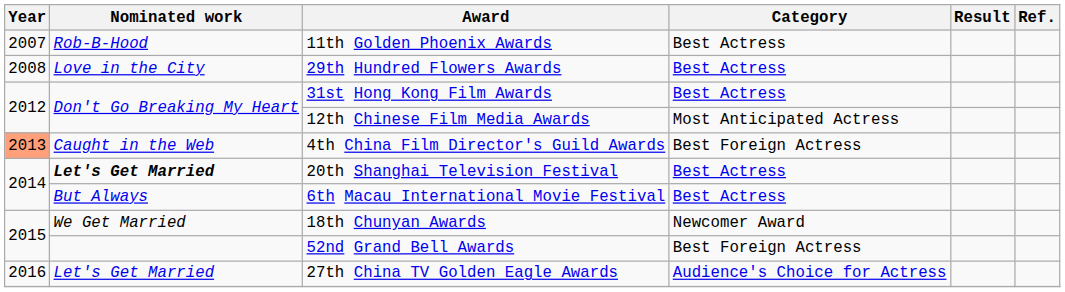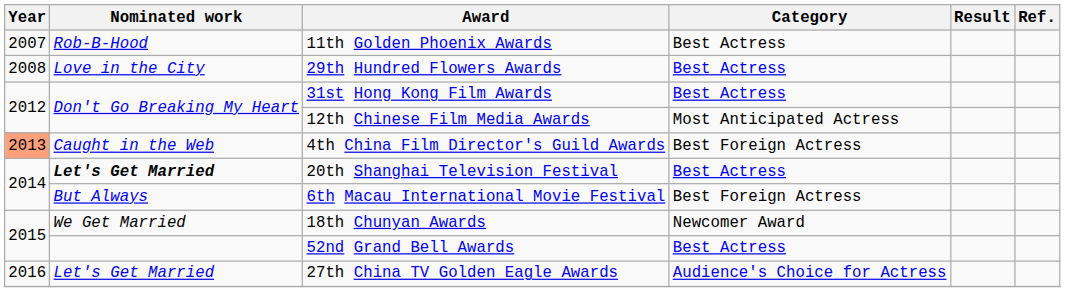(729, 197) Best Actress -> (767, 197) Best Foreign Actress
(767, 248) Best Foreign Actress -> (729, 248) Best Actress
